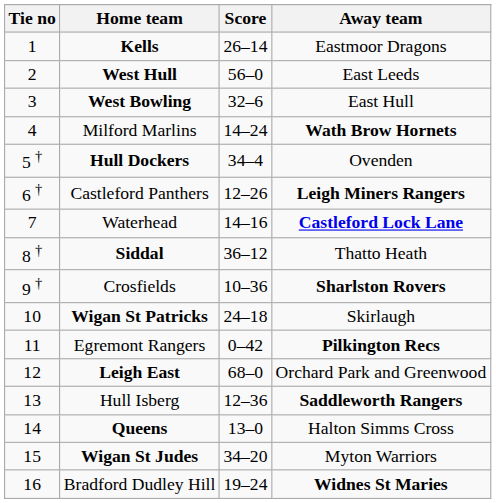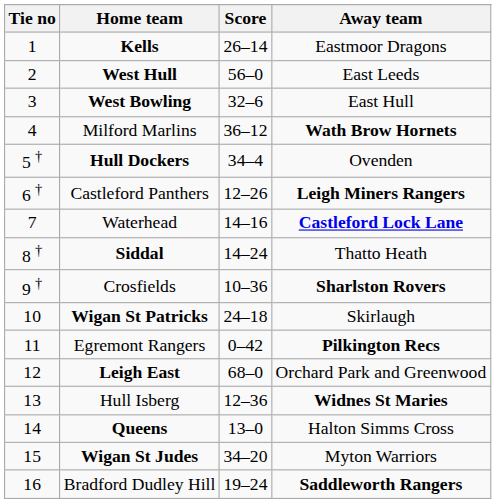(245, 130) 14–24 -> (245, 130) 36–12
(245, 253) 36–12 -> (245, 253) 14–24
(381, 400) Saddleworth Rangers -> (381, 400) Widnes St Maries
(381, 484) Widnes St Maries -> (381, 484) Saddleworth Rangers
